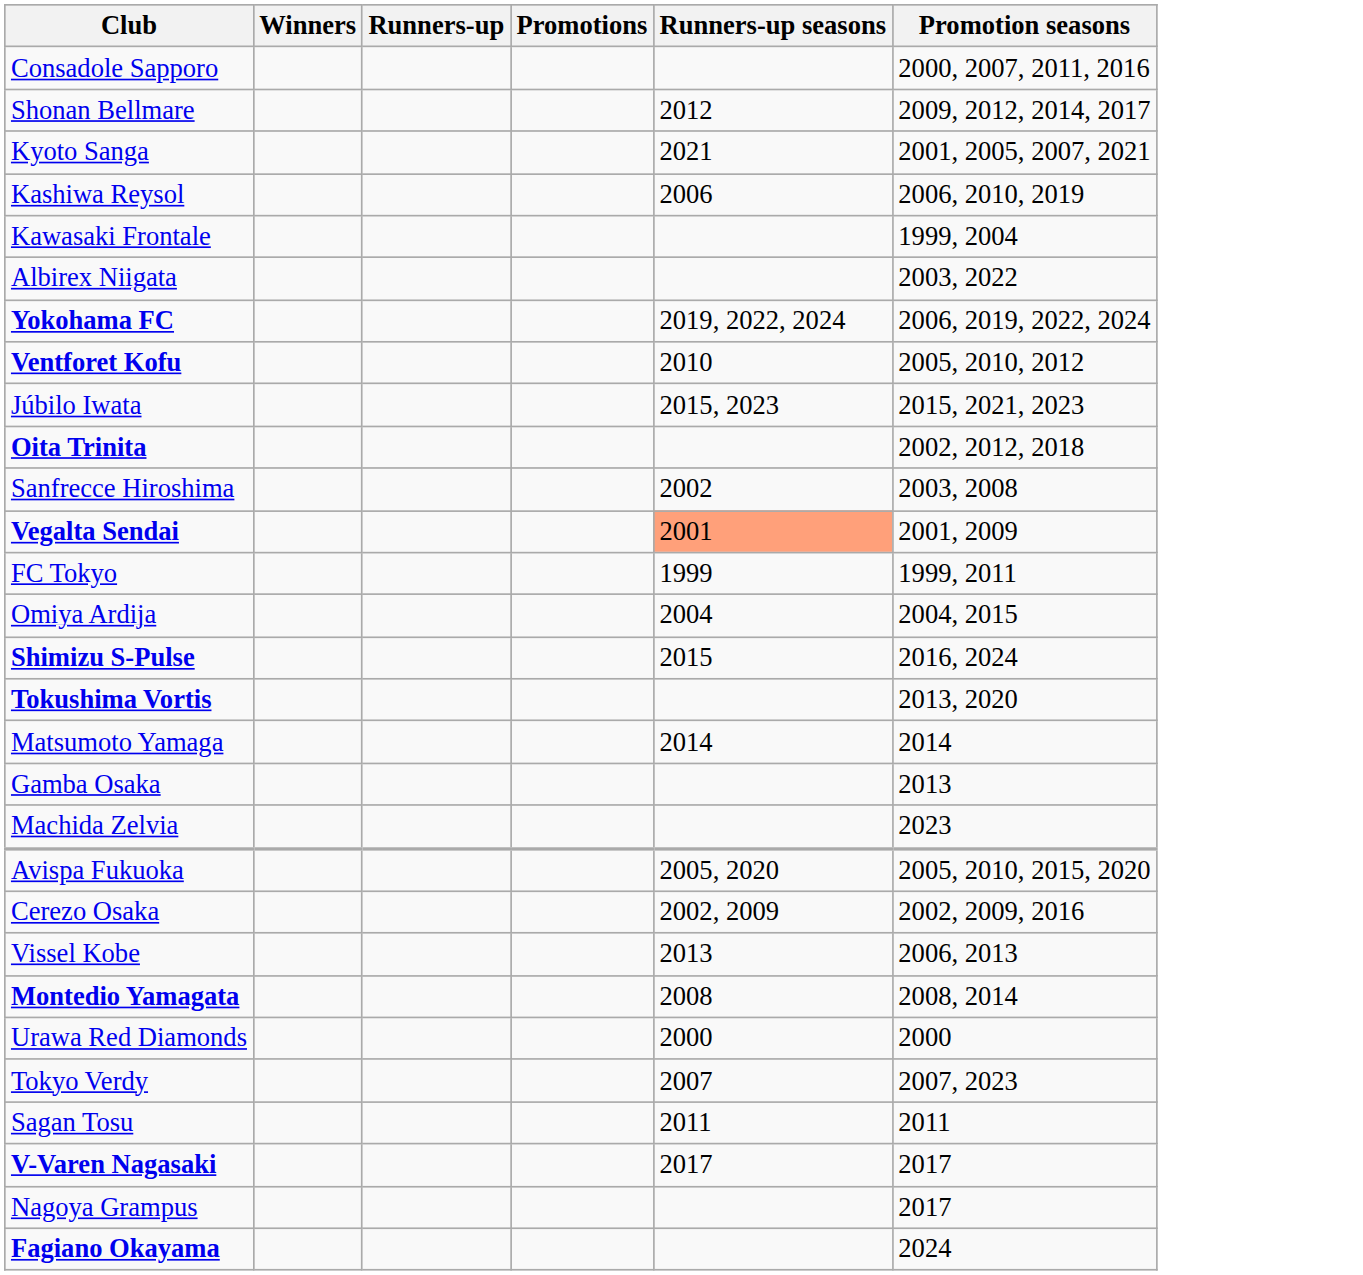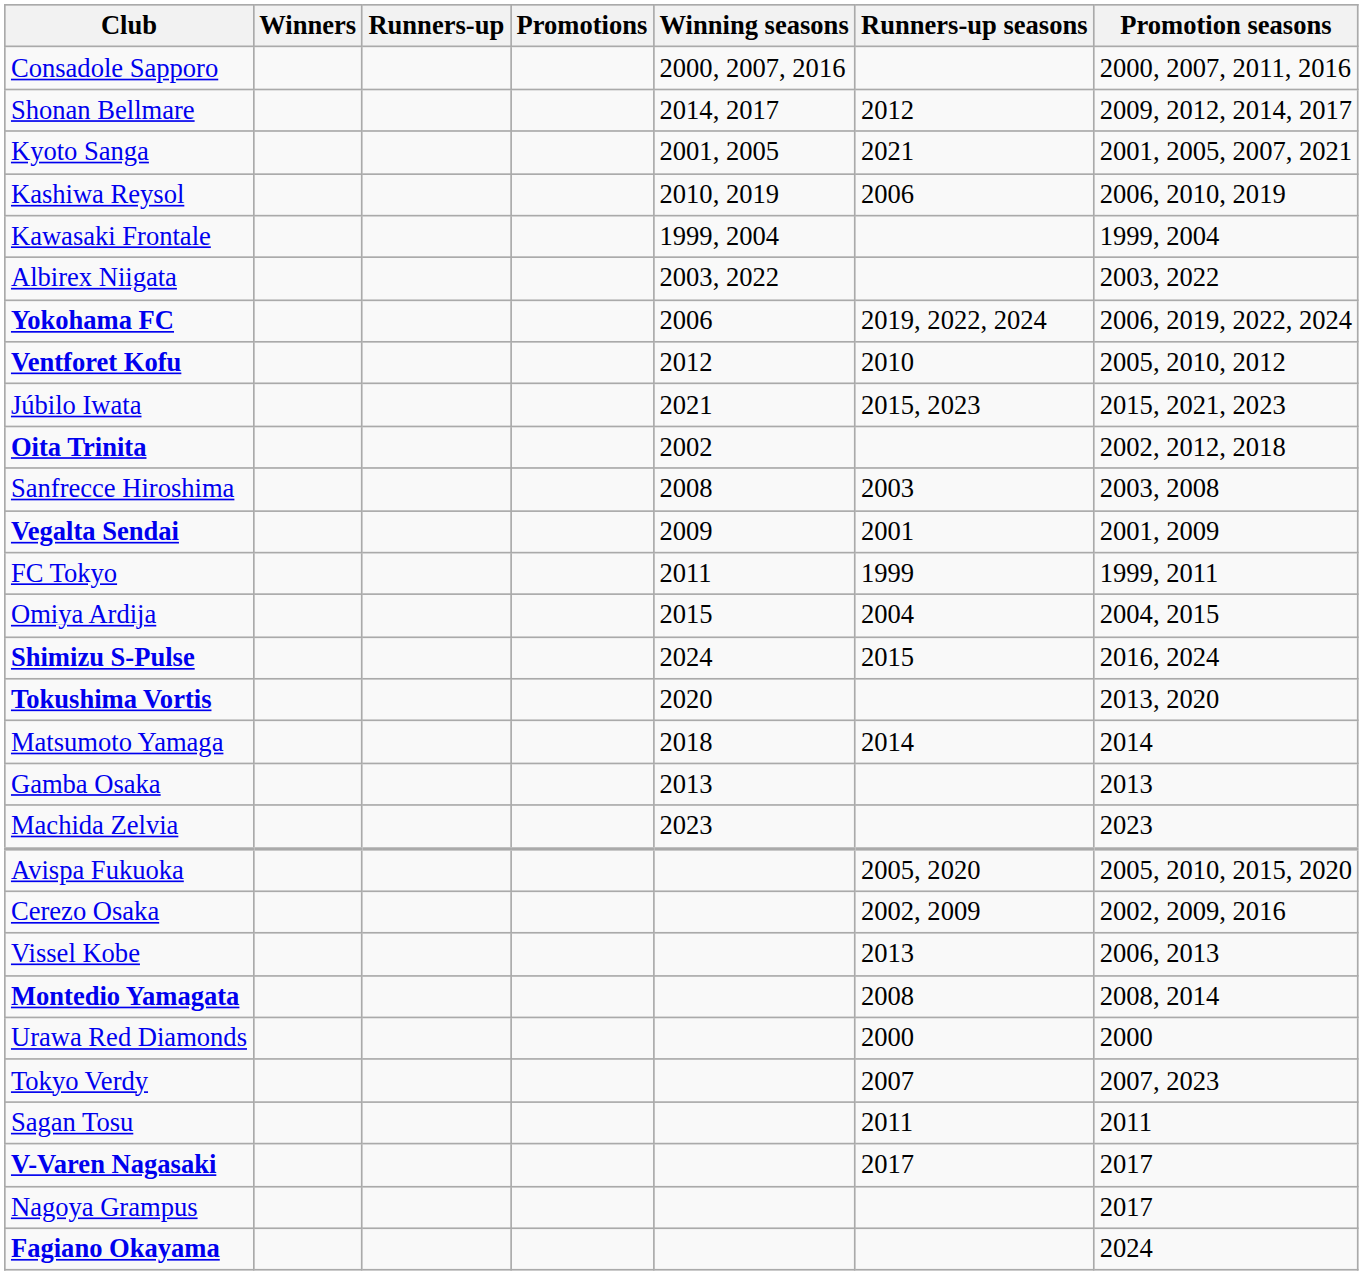+ column: (754, 25)
(686, 488) 2002 -> (888, 488) 2003
(686, 531) lightsalmon background -> (888, 531) no background
